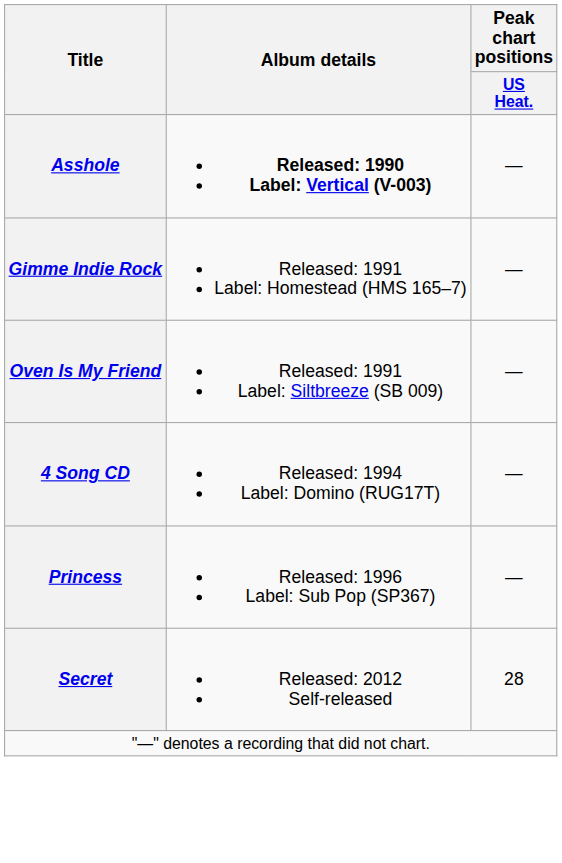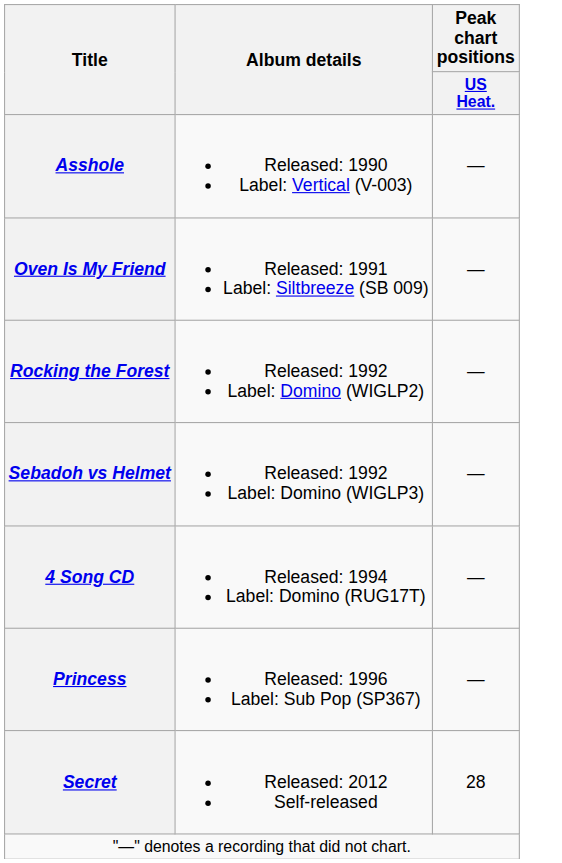(318, 176) bold -> (304, 176) normal
- row: (85, 268)
+ row: (90, 371)
+ row: (90, 474)
